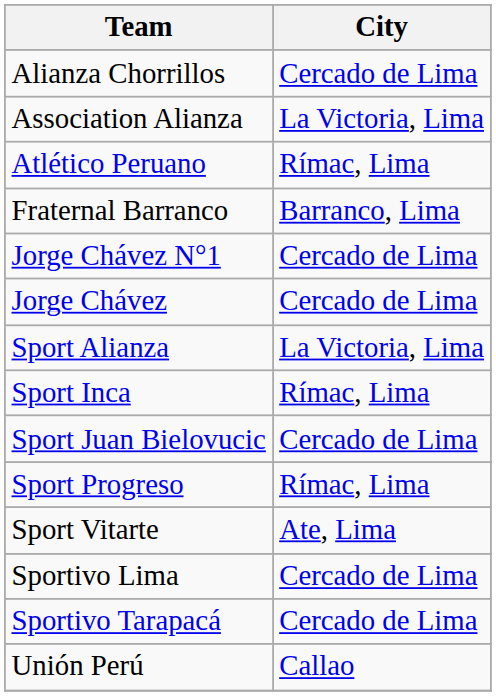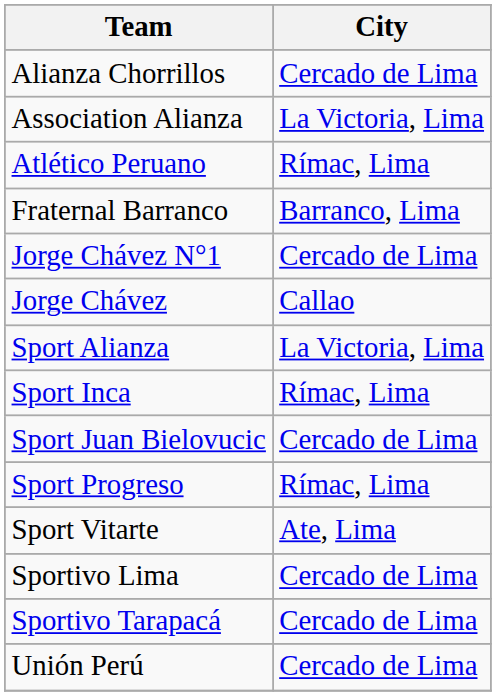(378, 301) Cercado de Lima -> (317, 301) Callao
(317, 666) Callao -> (378, 666) Cercado de Lima
